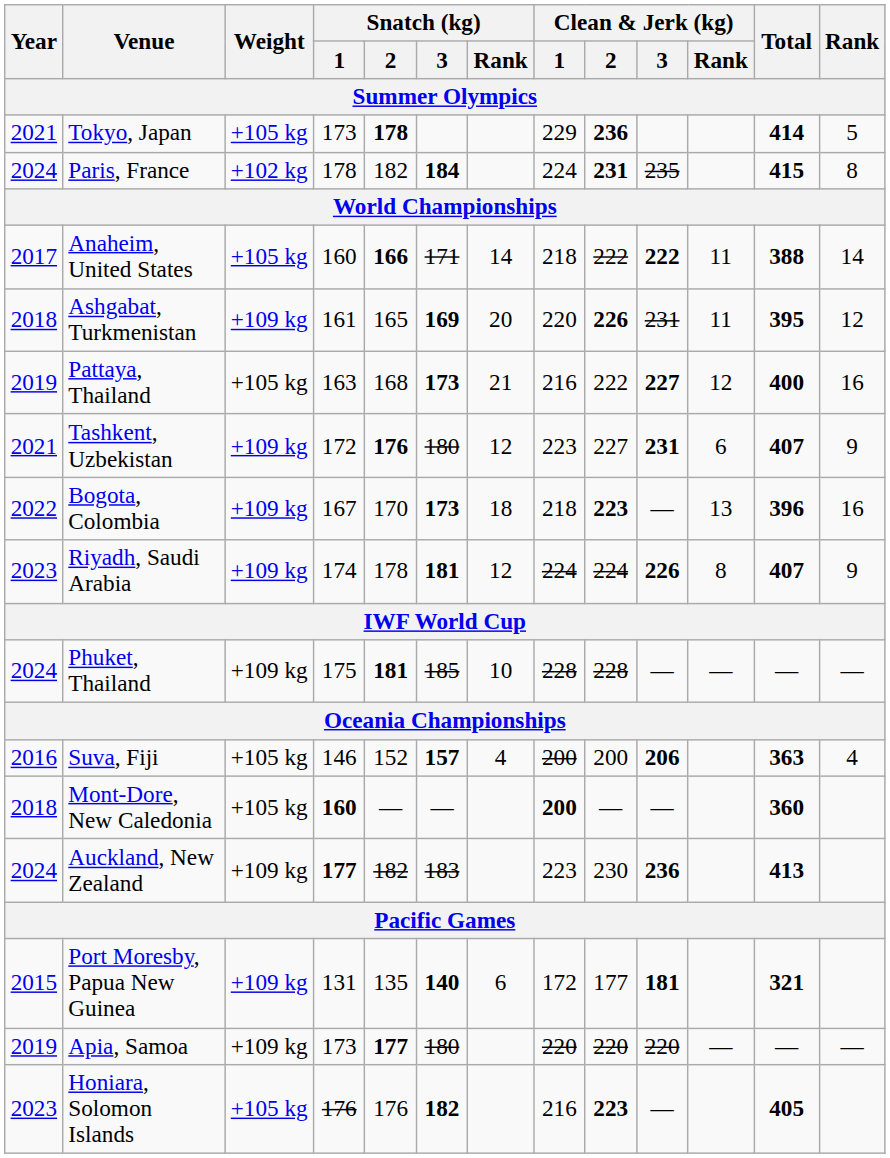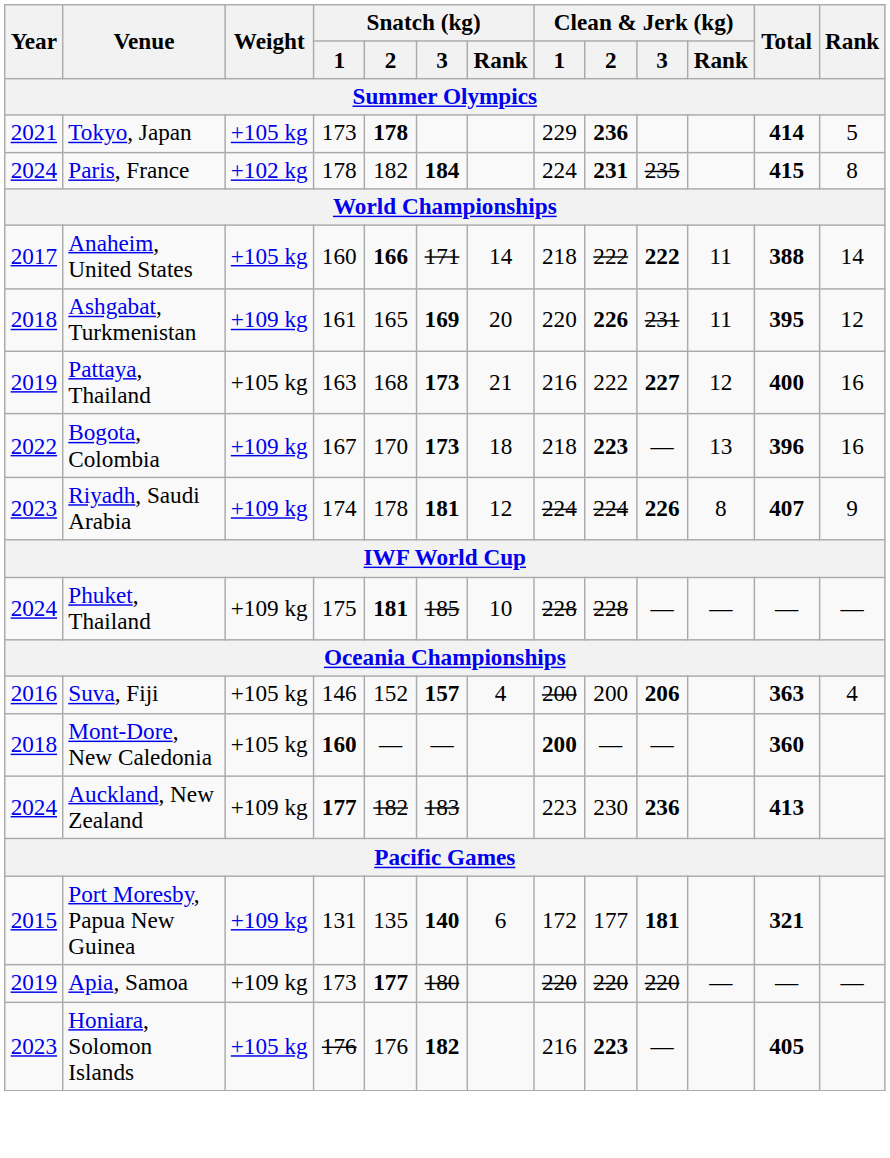- row: (120, 445)
